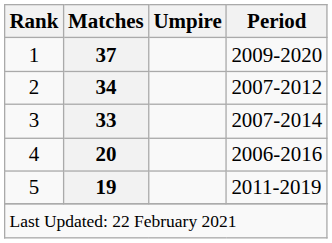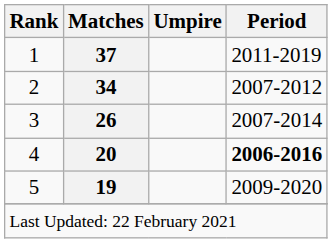(277, 54) 2009-2020 -> (276, 54) 2011-2019
(106, 120) 33 -> (106, 120) 26
(277, 154) normal -> (277, 154) bold
(276, 187) 2011-2019 -> (277, 187) 2009-2020
